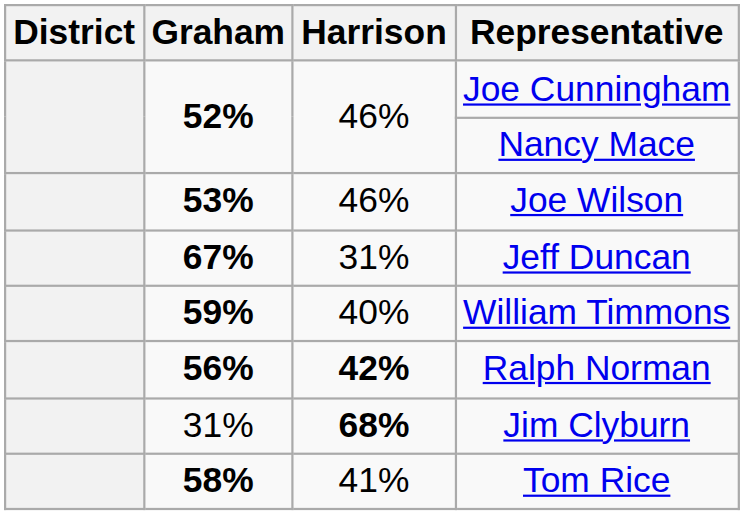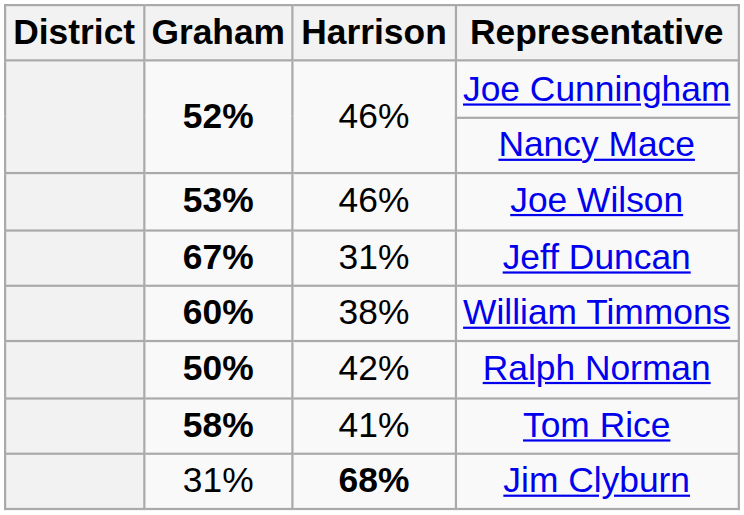(218, 312) 59% -> (218, 312) 60%
(374, 312) 40% -> (374, 312) 38%
(218, 369) 56% -> (218, 369) 50%
(374, 369) bold -> (374, 369) normal
rows swapped: (597, 425) <-> (597, 481)
